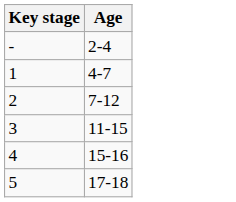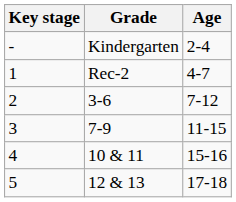+ column: (133, 18)
